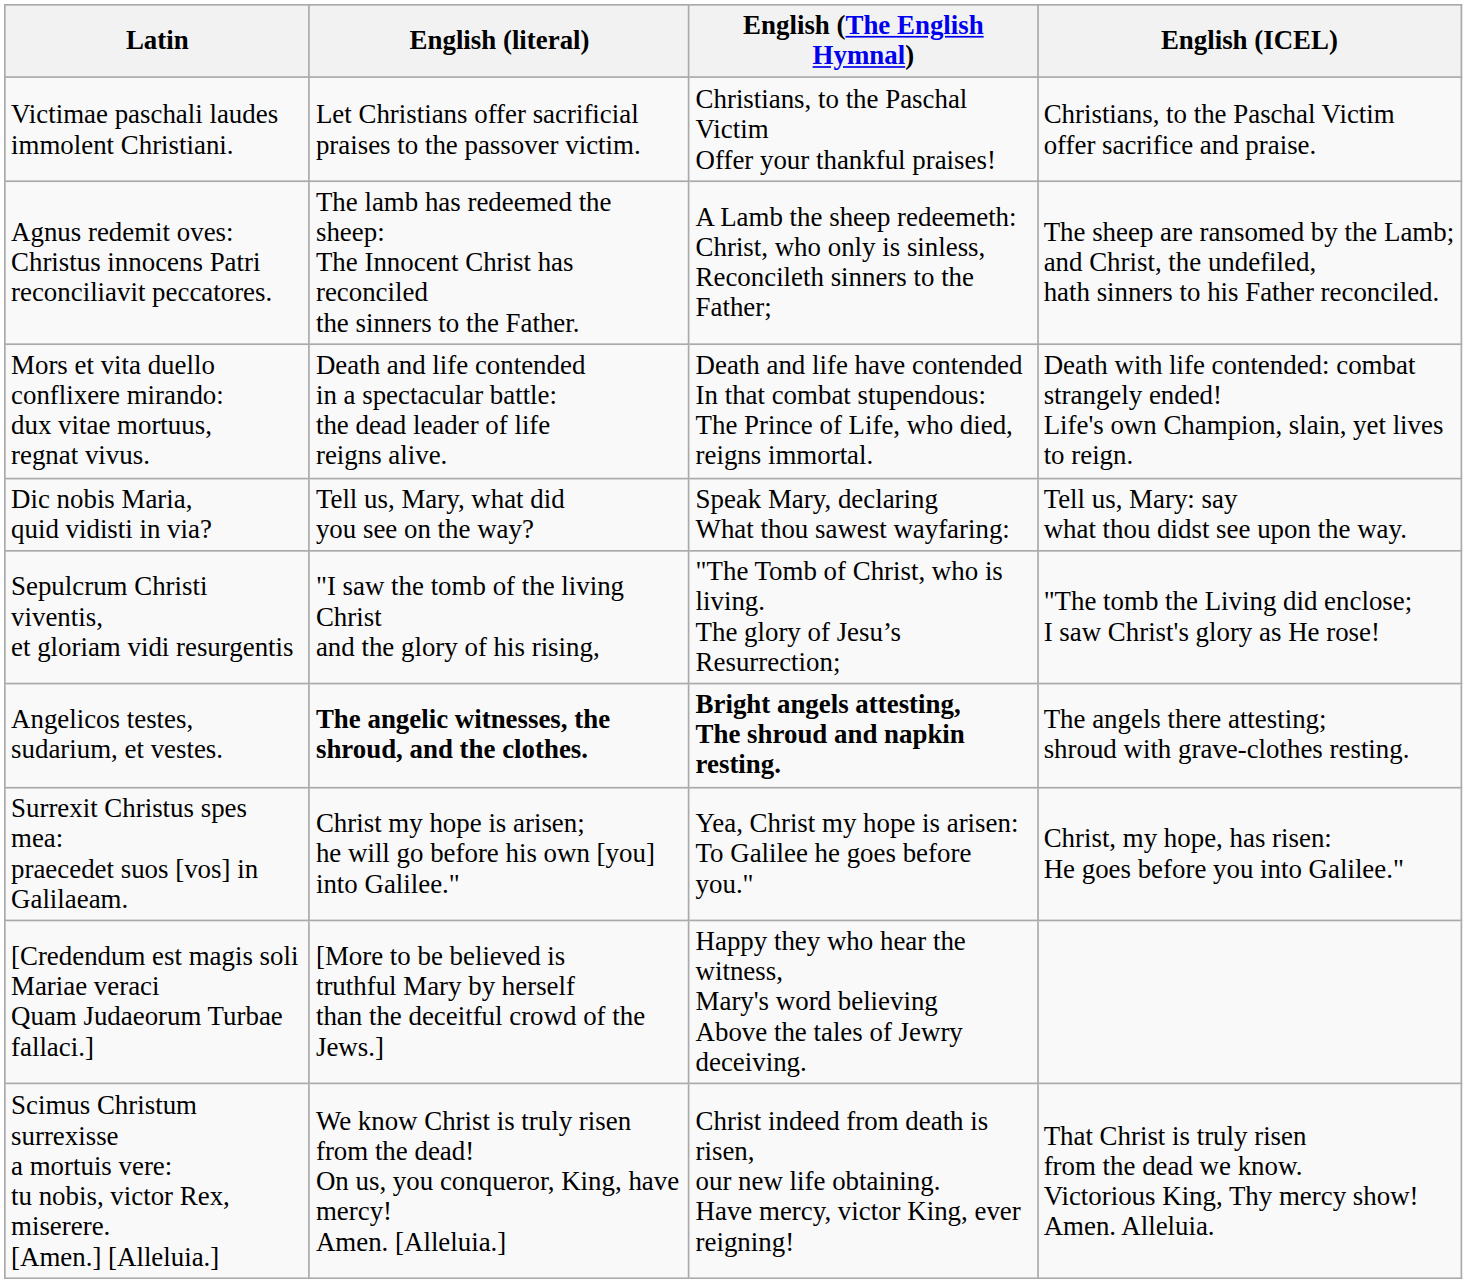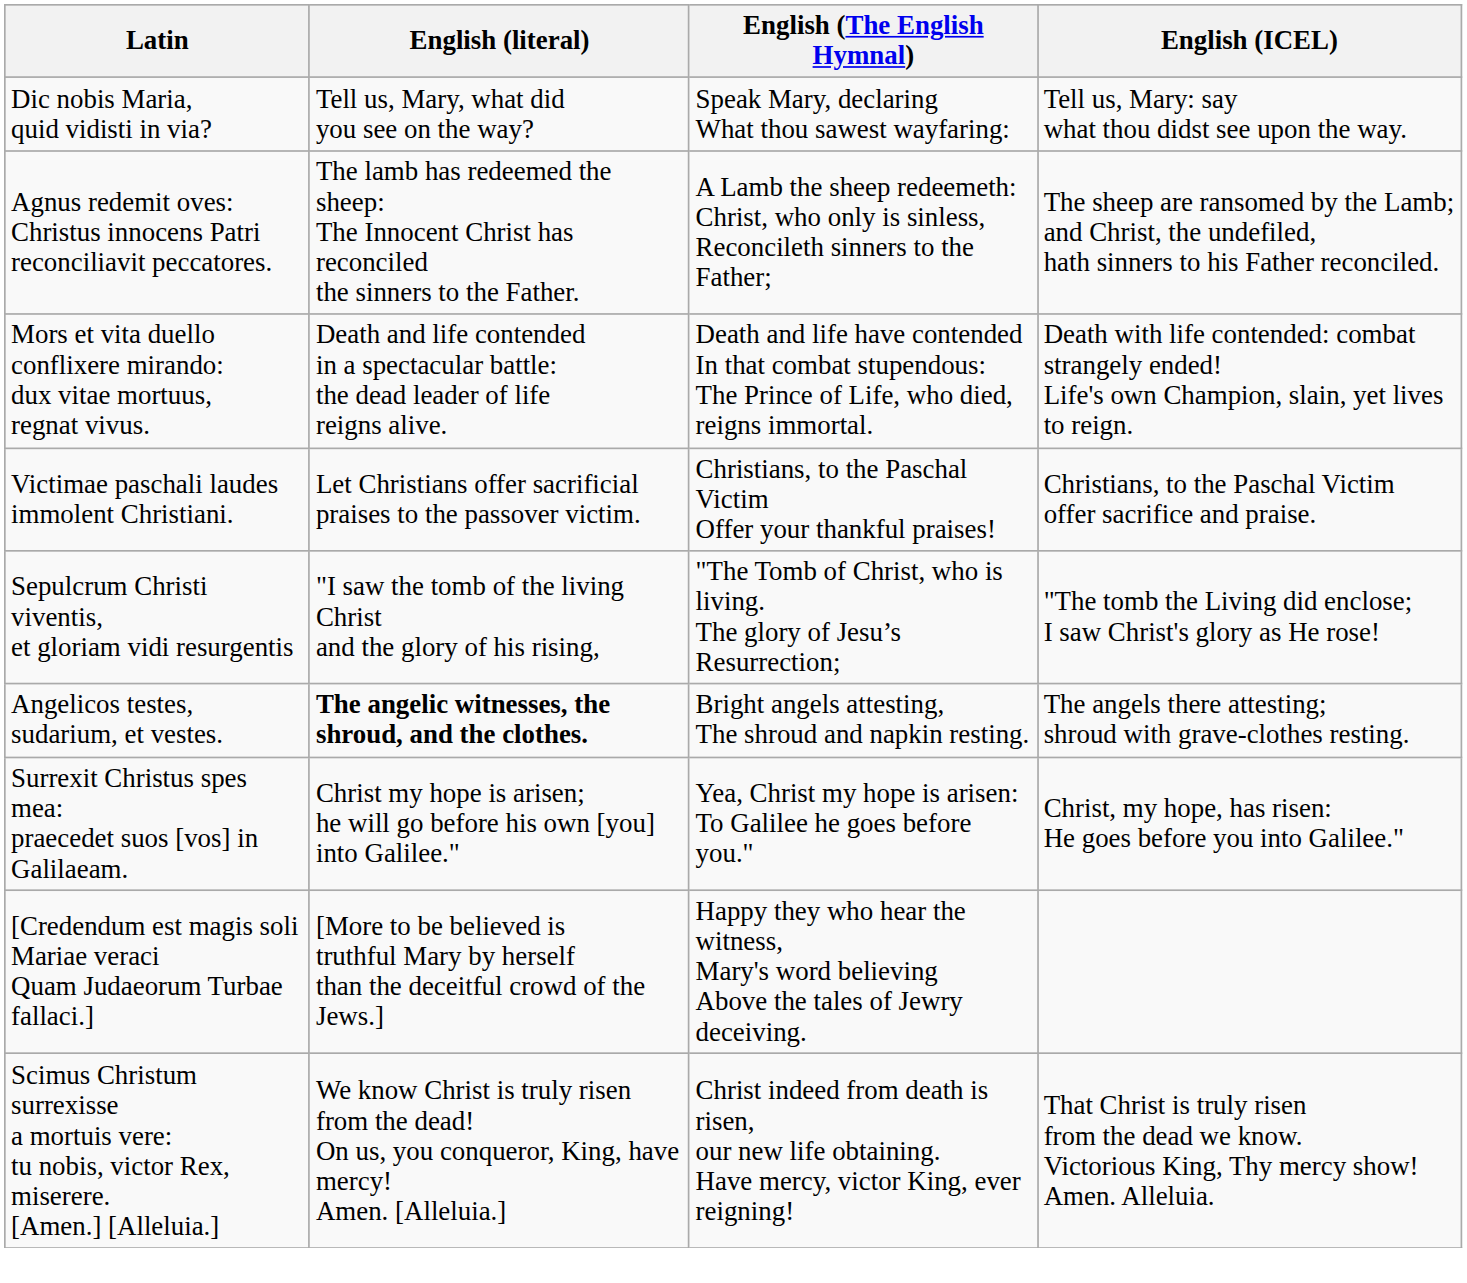rows swapped: (145, 128) <-> (111, 513)
(830, 735) bold -> (862, 720) normal
